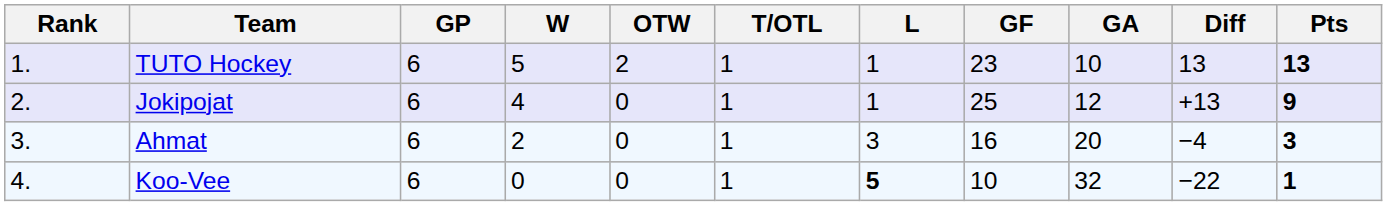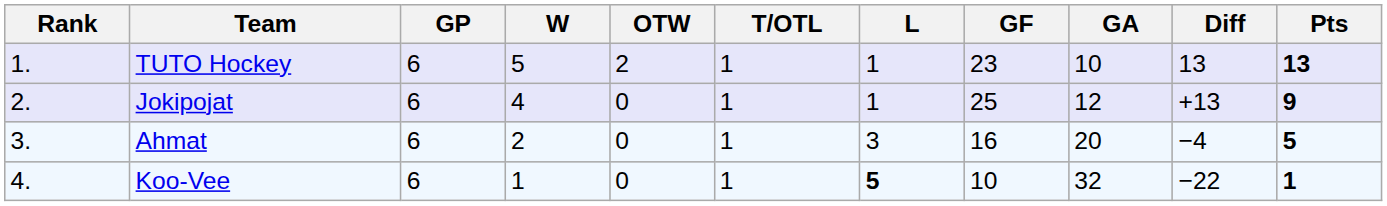(1290, 141) 3 -> (1290, 141) 5
(518, 180) 0 -> (518, 180) 1
